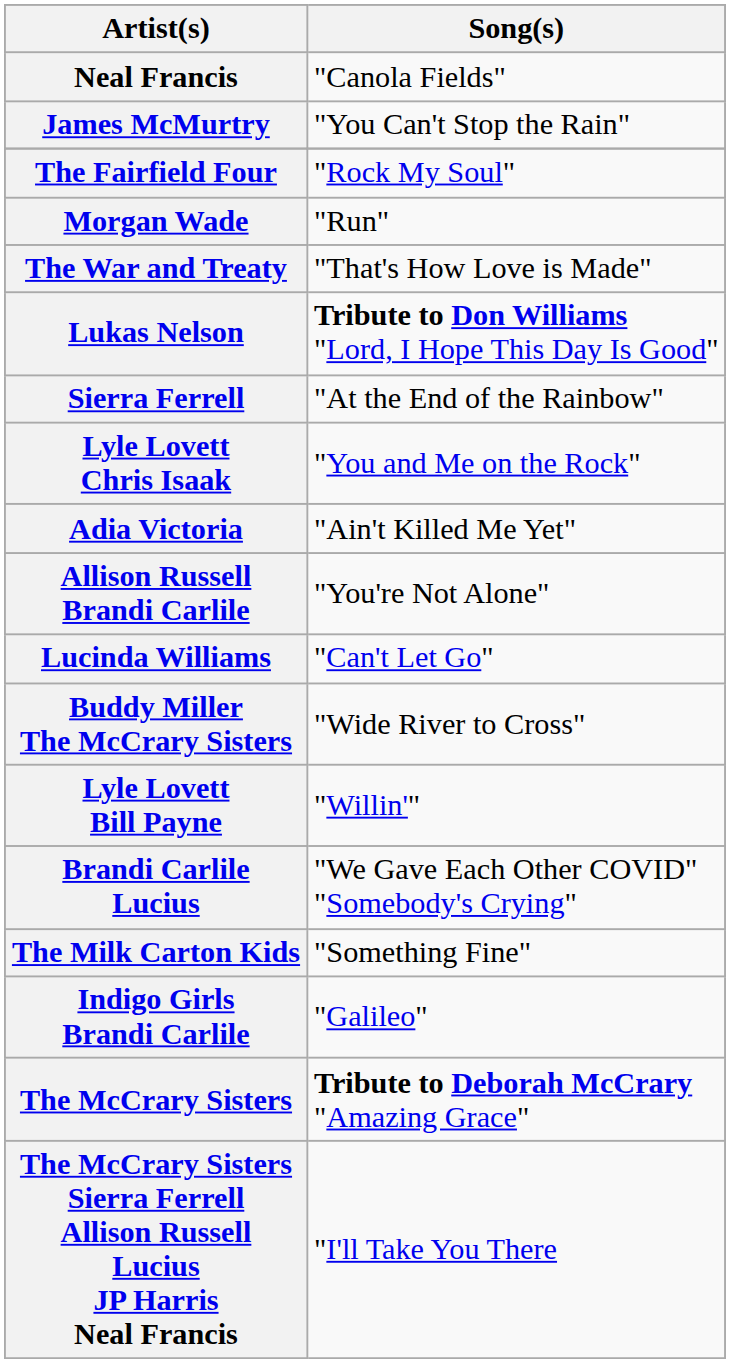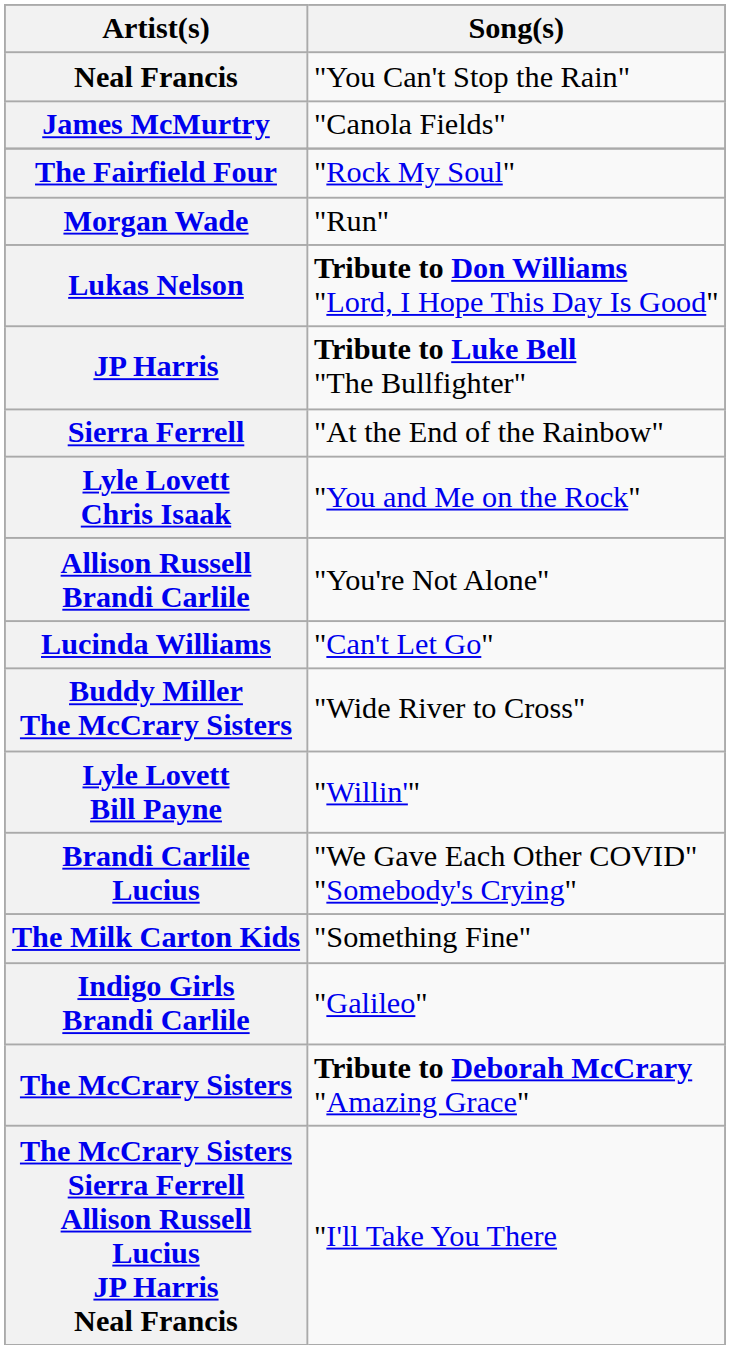(410, 76) "Canola Fields" -> (472, 76) "You Can't Stop the Rain"
(472, 124) "You Can't Stop the Rain" -> (410, 124) "Canola Fields"
- row: (156, 268)
+ row: (156, 367)
- row: (156, 528)
